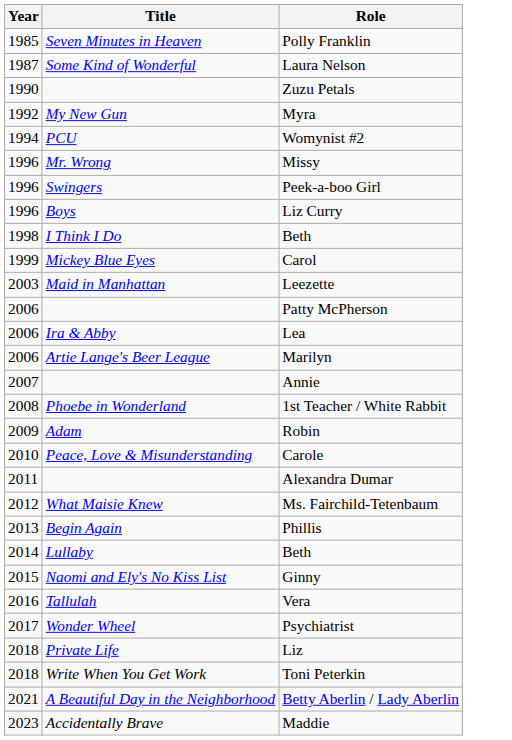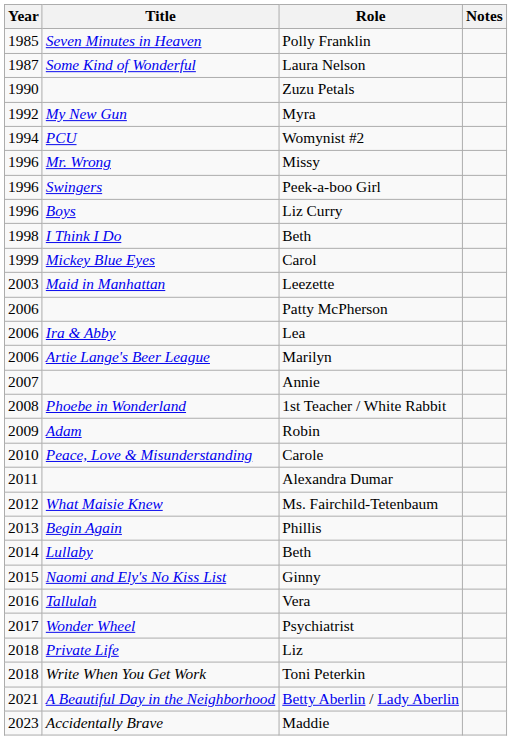+ column: (484, 16)
